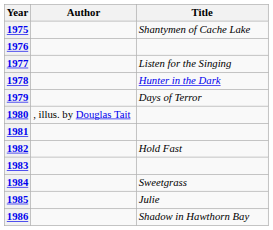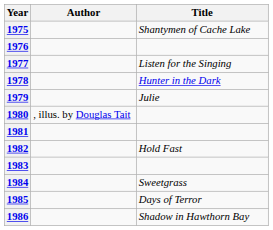(170, 98) Days of Terror -> (149, 98) Julie
(149, 200) Julie -> (170, 200) Days of Terror
